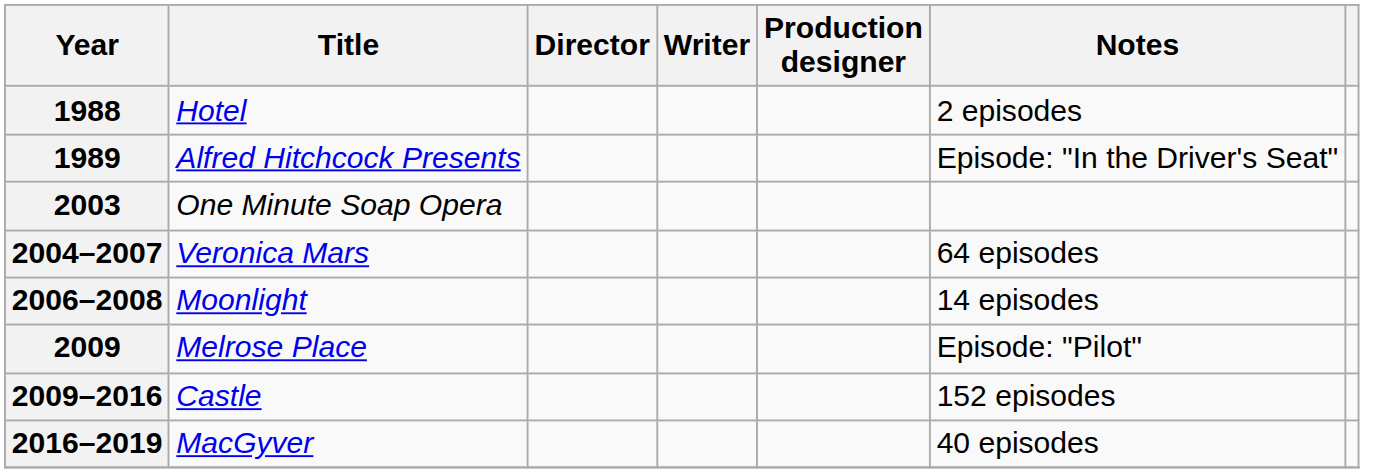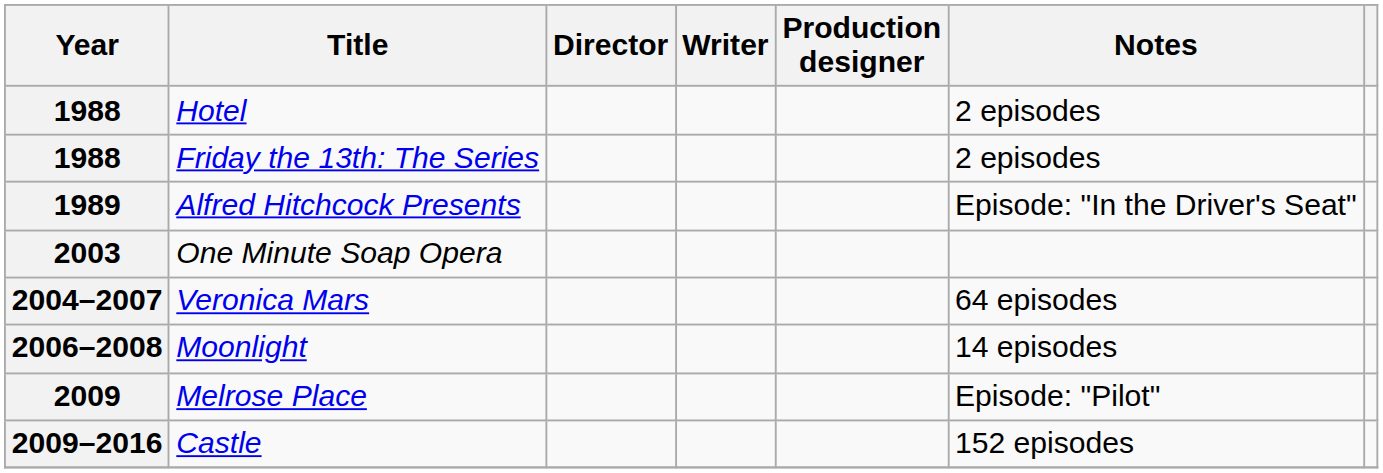+ row: (358, 157)
- row: (245, 443)
